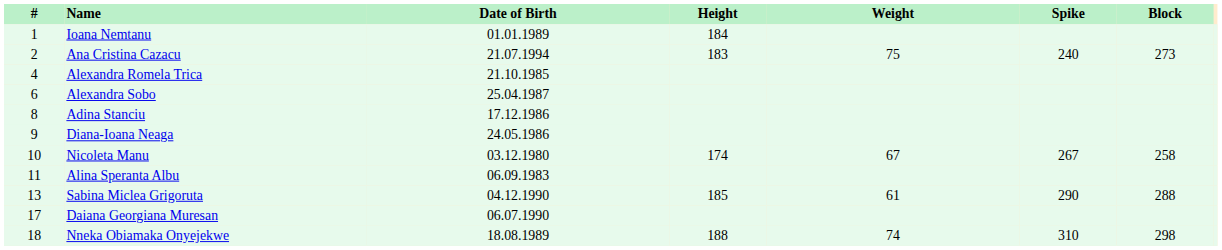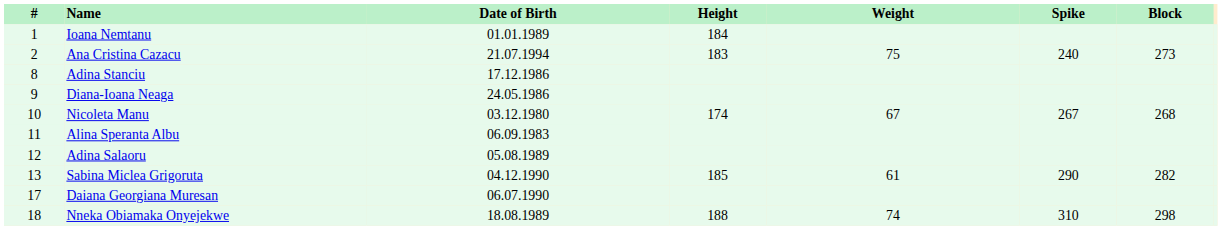- row: (134, 74)
- row: (111, 94)
(1165, 155) 258 -> (1165, 114) 268
+ row: (106, 155)
(1165, 195) 288 -> (1165, 175) 282
